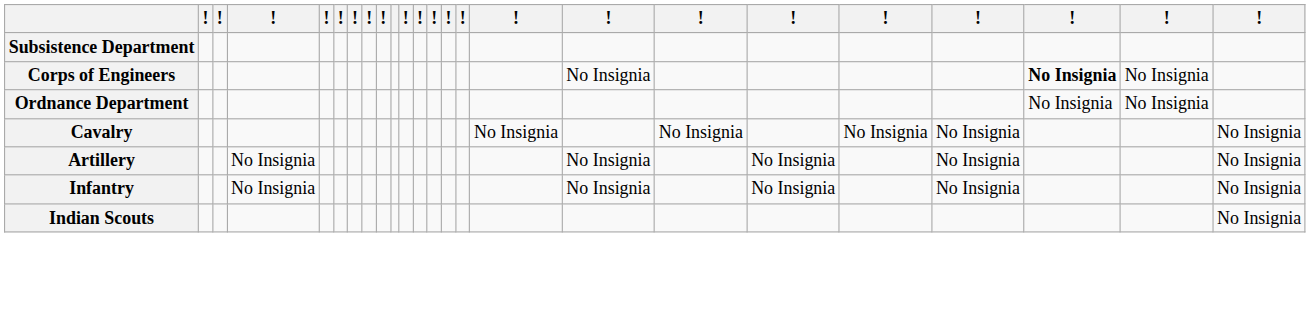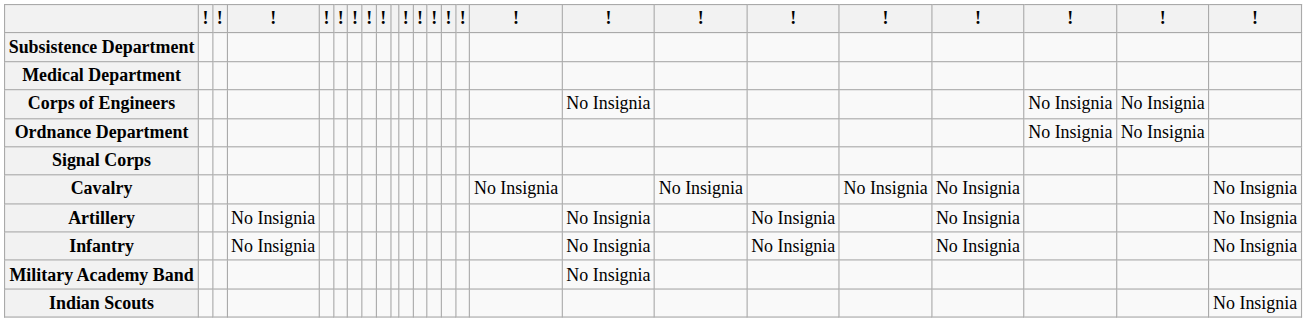+ row: (102, 75)
(1072, 75) bold -> (1070, 103) normal
+ row: (102, 160)
+ row: (102, 274)
